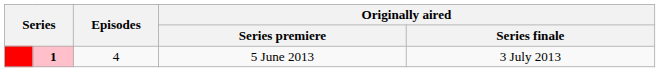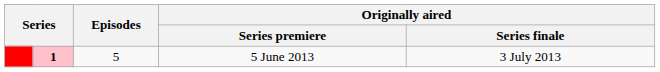(116, 56) 4 -> (116, 56) 5
